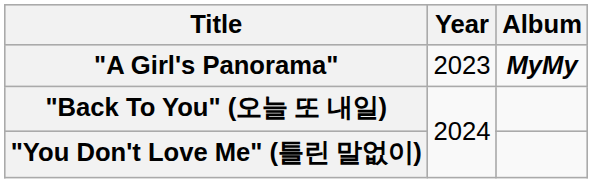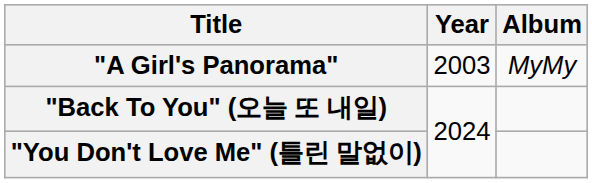(462, 65) 2023 -> (462, 65) 2003
(542, 65) bold -> (542, 65) normal
